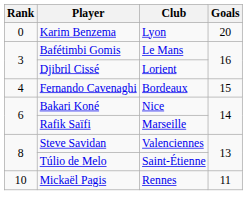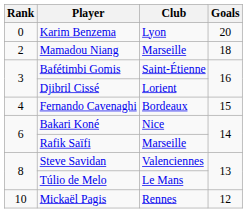+ row: (79, 50)
(163, 50) Le Mans -> (174, 69) Saint-Étienne
(174, 161) Saint-Étienne -> (163, 180) Le Mans
(225, 180) 11 -> (225, 198) 12
